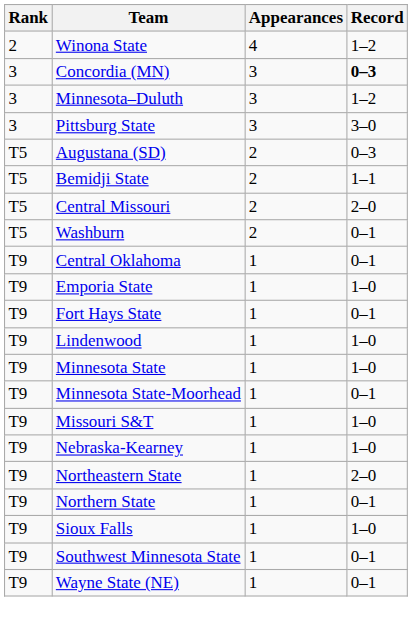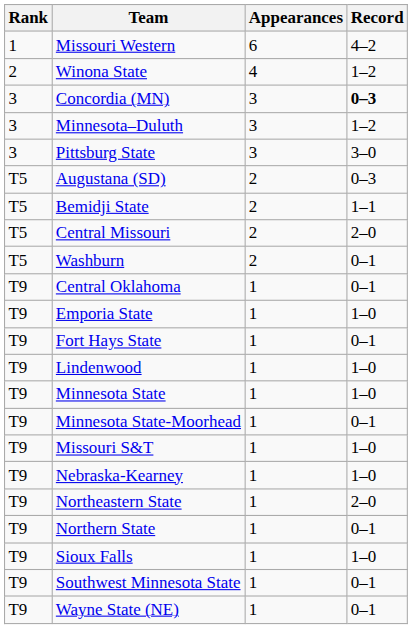+ row: (116, 44)
